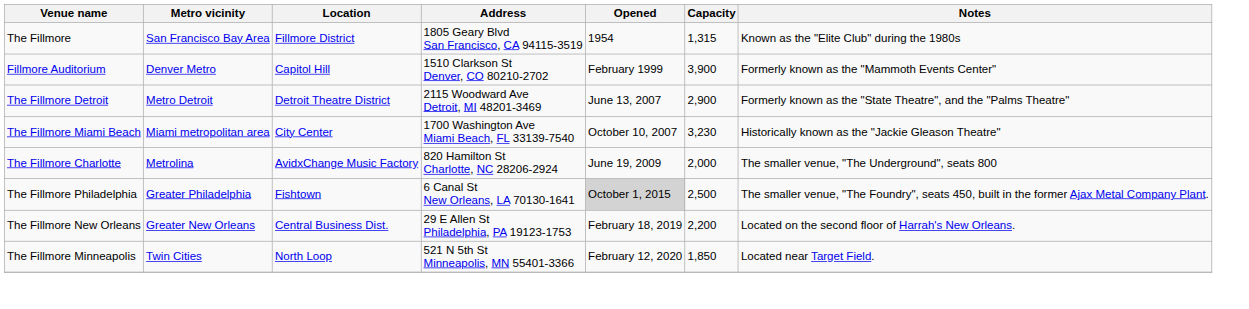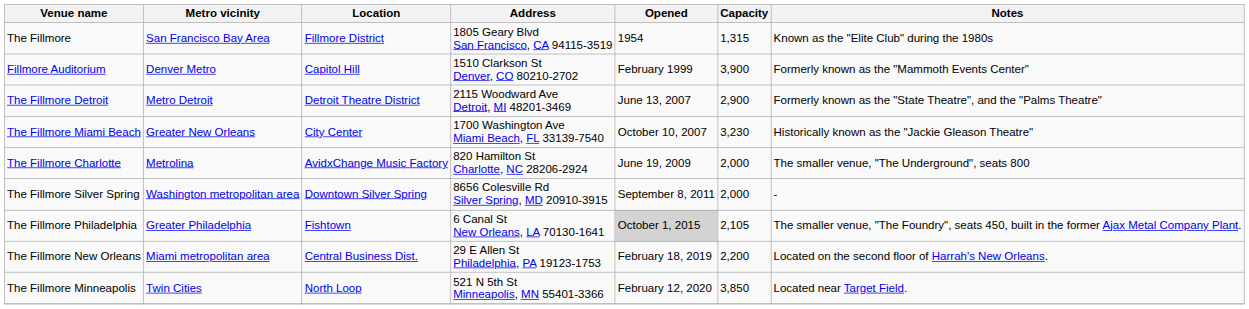(208, 132) Miami metropolitan area -> (201, 132) Greater New Orleans
+ row: (73, 194)
(702, 194) 2,500 -> (735, 225) 2,105
(201, 225) Greater New Orleans -> (208, 256) Miami metropolitan area
(702, 256) 1,850 -> (735, 288) 3,850
